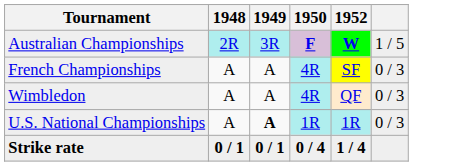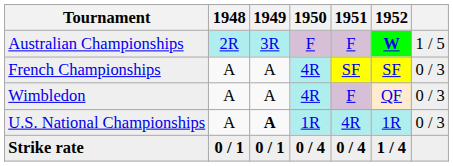+ column: (351, 17)
(310, 43) bold -> (310, 43) normal
